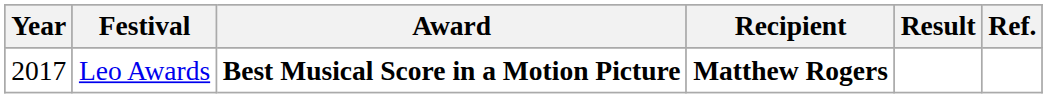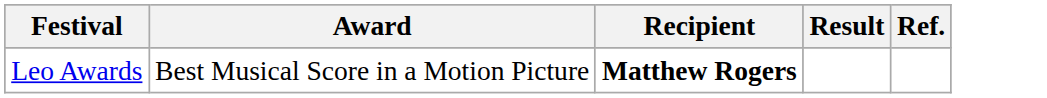- column: (39, 26)
(452, 69) bold -> (372, 69) normal
